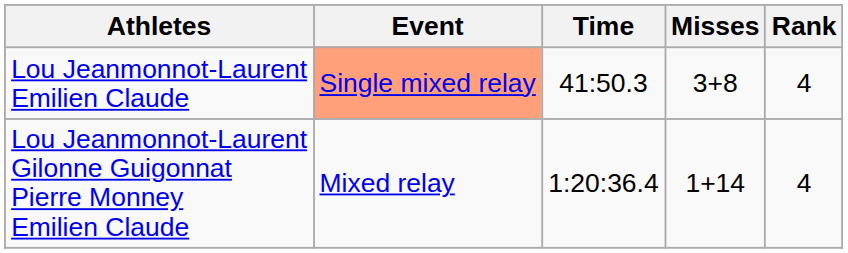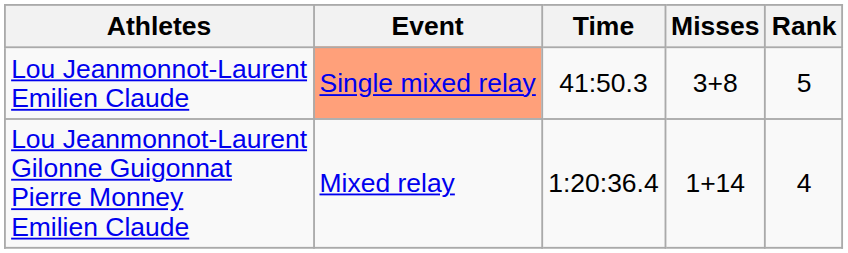(804, 83) 4 -> (804, 83) 5
